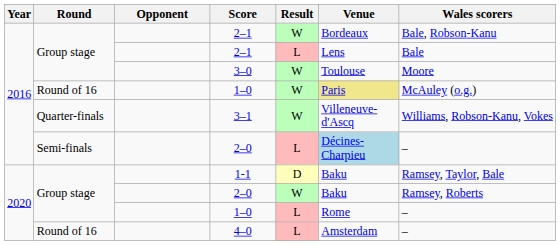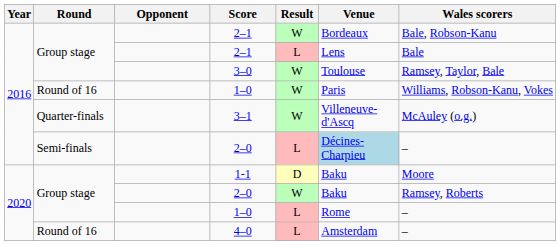(418, 71) Moore -> (453, 71) Ramsey, Taylor, Bale
(333, 90) khaki background -> (333, 90) no background
(439, 90) McAuley (o.g.) -> (477, 90) Williams, Robson-Kanu, Vokes
(477, 115) Williams, Robson-Kanu, Vokes -> (439, 115) McAuley (o.g.)
(453, 174) Ramsey, Taylor, Bale -> (418, 174) Moore
